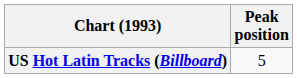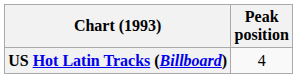(262, 60) 5 -> (262, 60) 4
